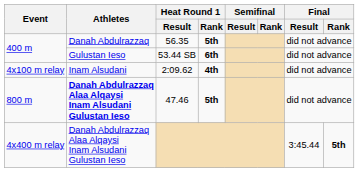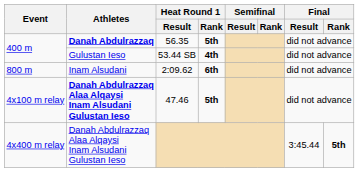(109, 41) normal -> (111, 41) bold
(212, 56) 6th -> (212, 56) 4th
(35, 70) 4x100 m relay -> (19, 70) 800 m
(212, 70) 4th -> (212, 70) 6th
(19, 100) 800 m -> (35, 100) 4x100 m relay
